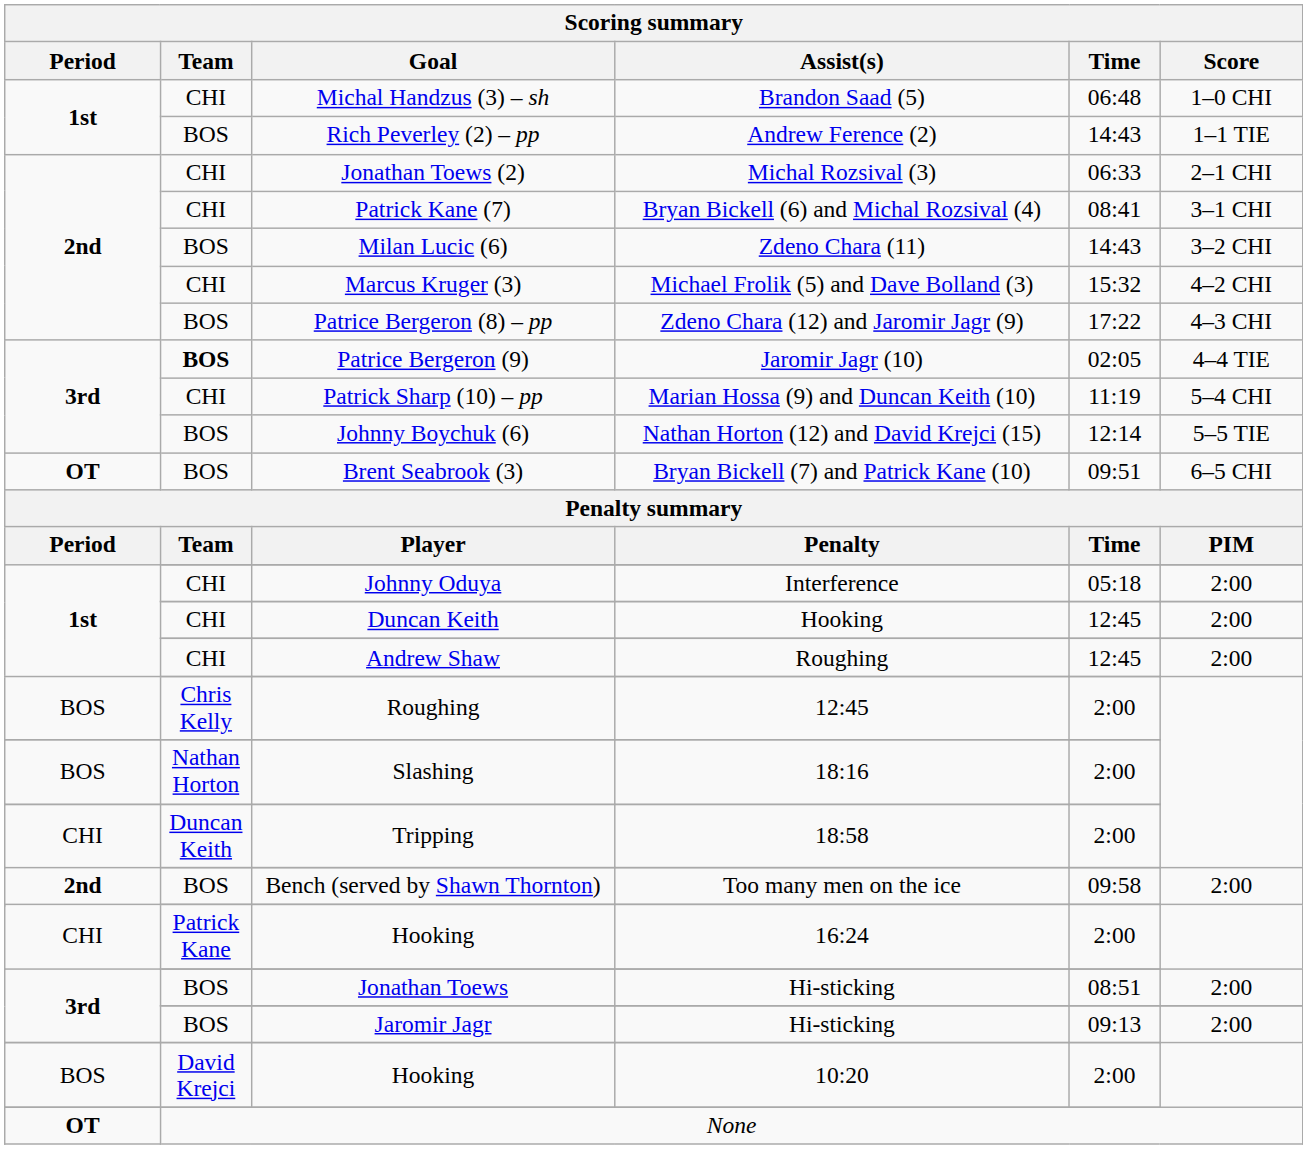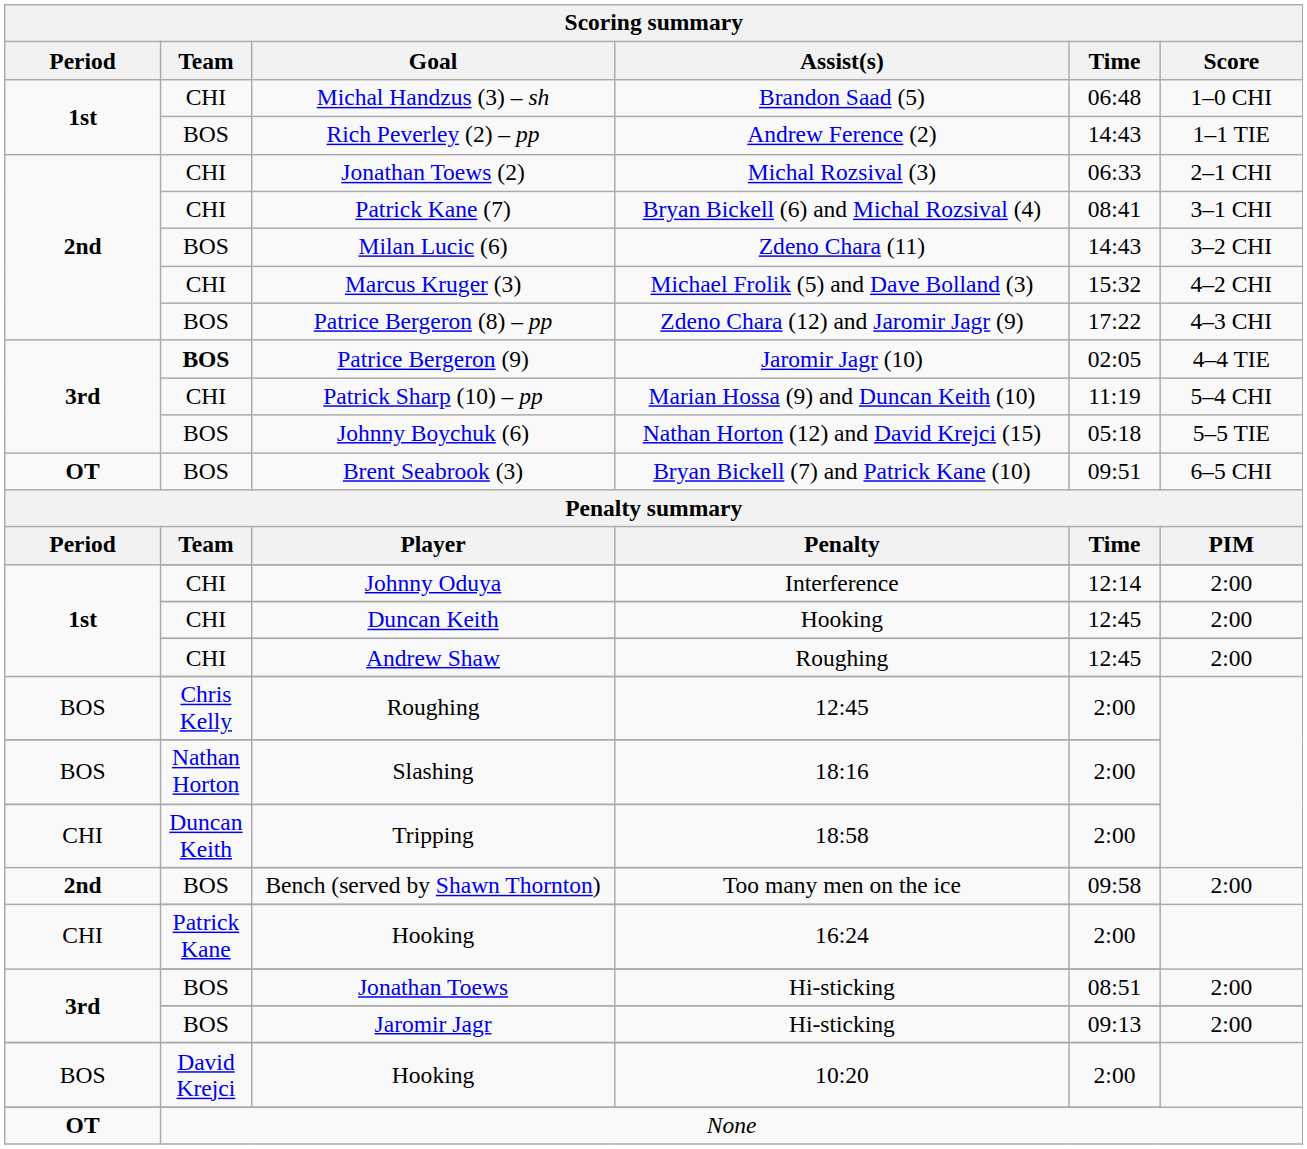(1115, 433) 12:14 -> (1115, 433) 05:18
(1115, 582) 05:18 -> (1115, 582) 12:14
